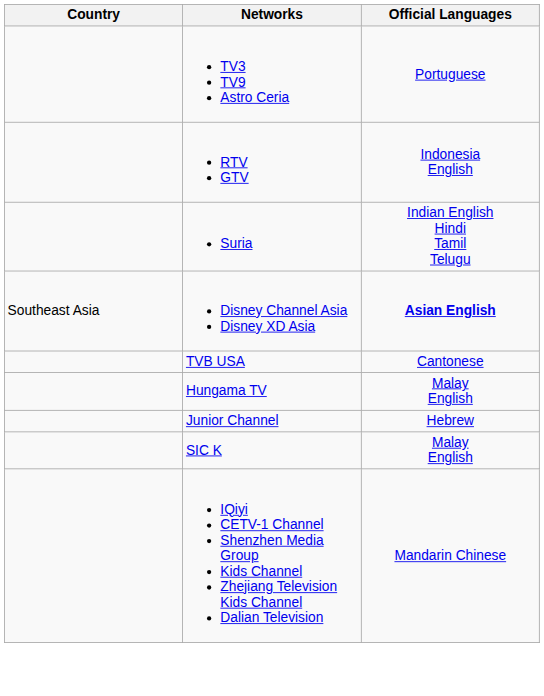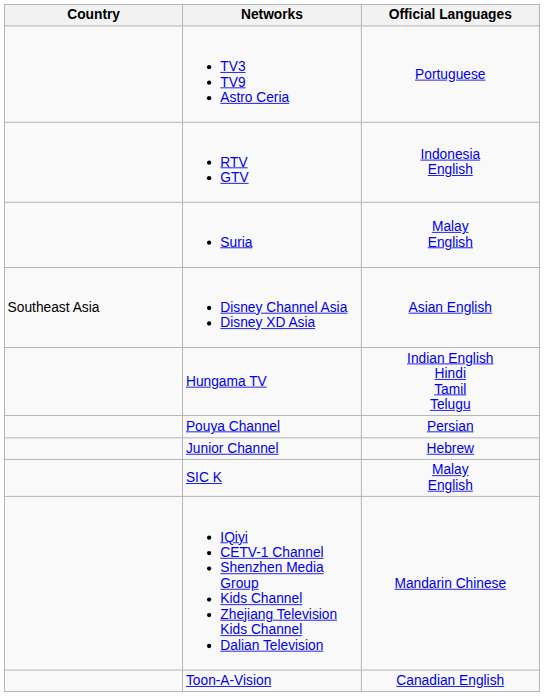(450, 236) Indian English Hindi Tamil Telugu -> (450, 234) Malay English
(450, 310) bold -> (450, 307) normal
- row: (215, 361)
(450, 391) Malay English -> (450, 381) Indian English Hindi Tamil Telugu
+ row: (233, 426)
+ row: (229, 680)
